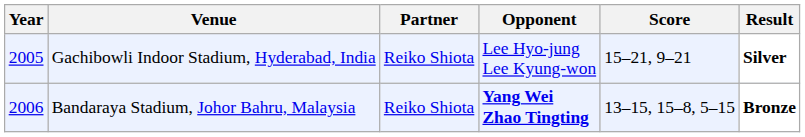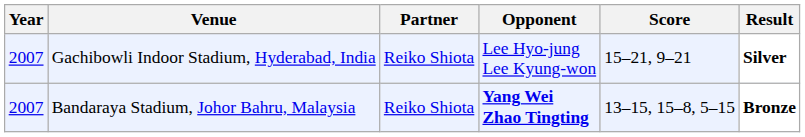(26, 58) 2005 -> (26, 58) 2007
(26, 107) 2006 -> (26, 107) 2007
